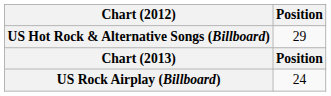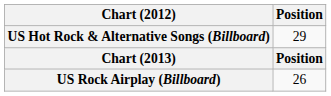(299, 79) 24 -> (299, 79) 26
